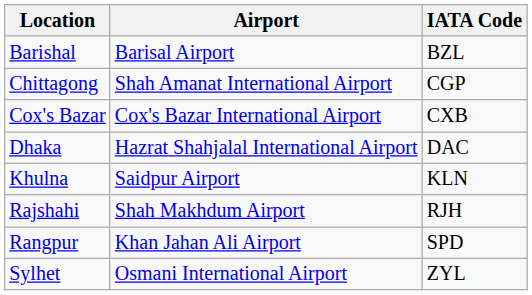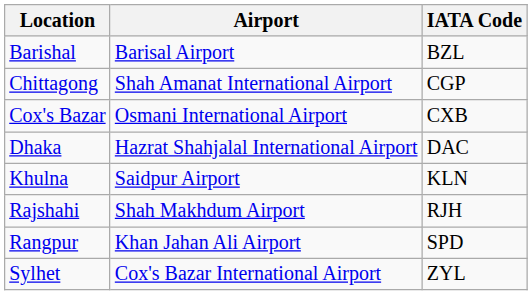(248, 115) Cox's Bazar International Airport -> (231, 115) Osmani International Airport
(231, 274) Osmani International Airport -> (248, 274) Cox's Bazar International Airport
